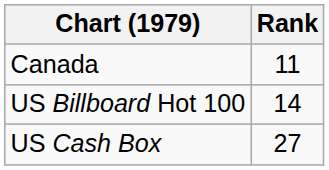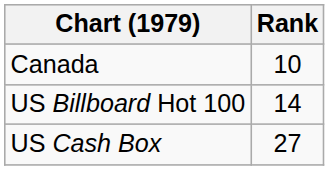(287, 64) 11 -> (287, 64) 10
